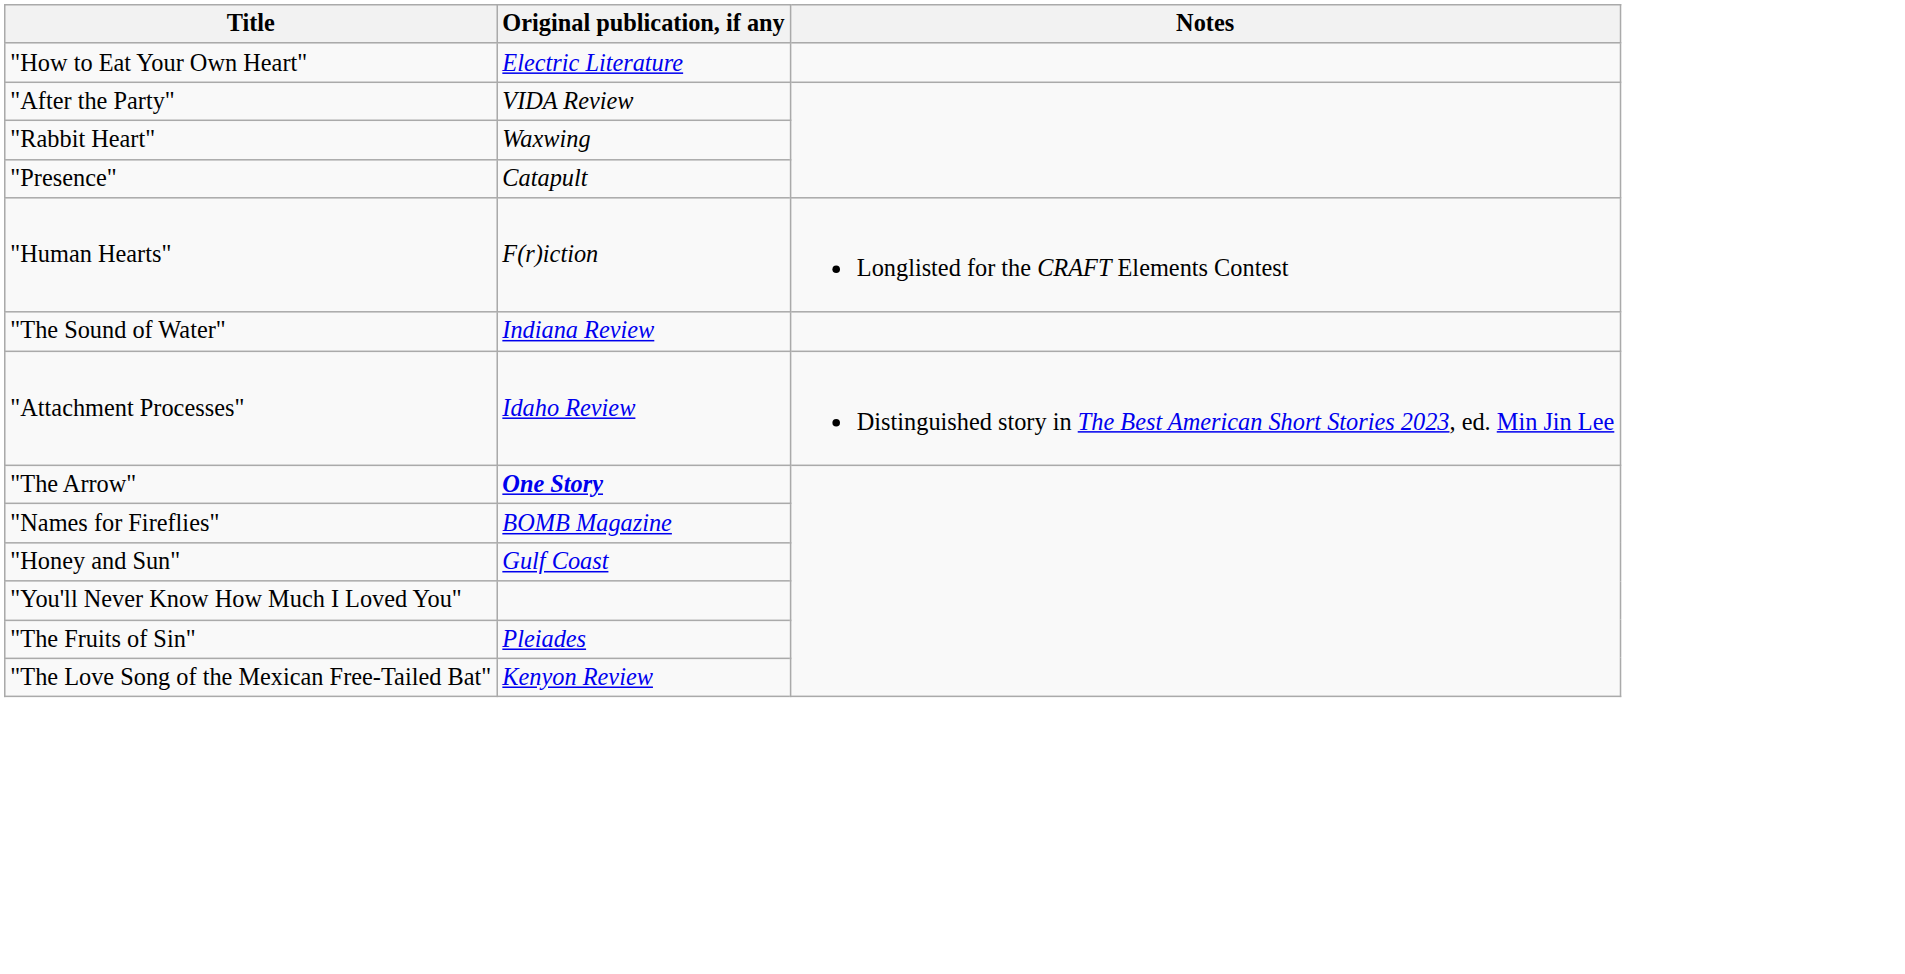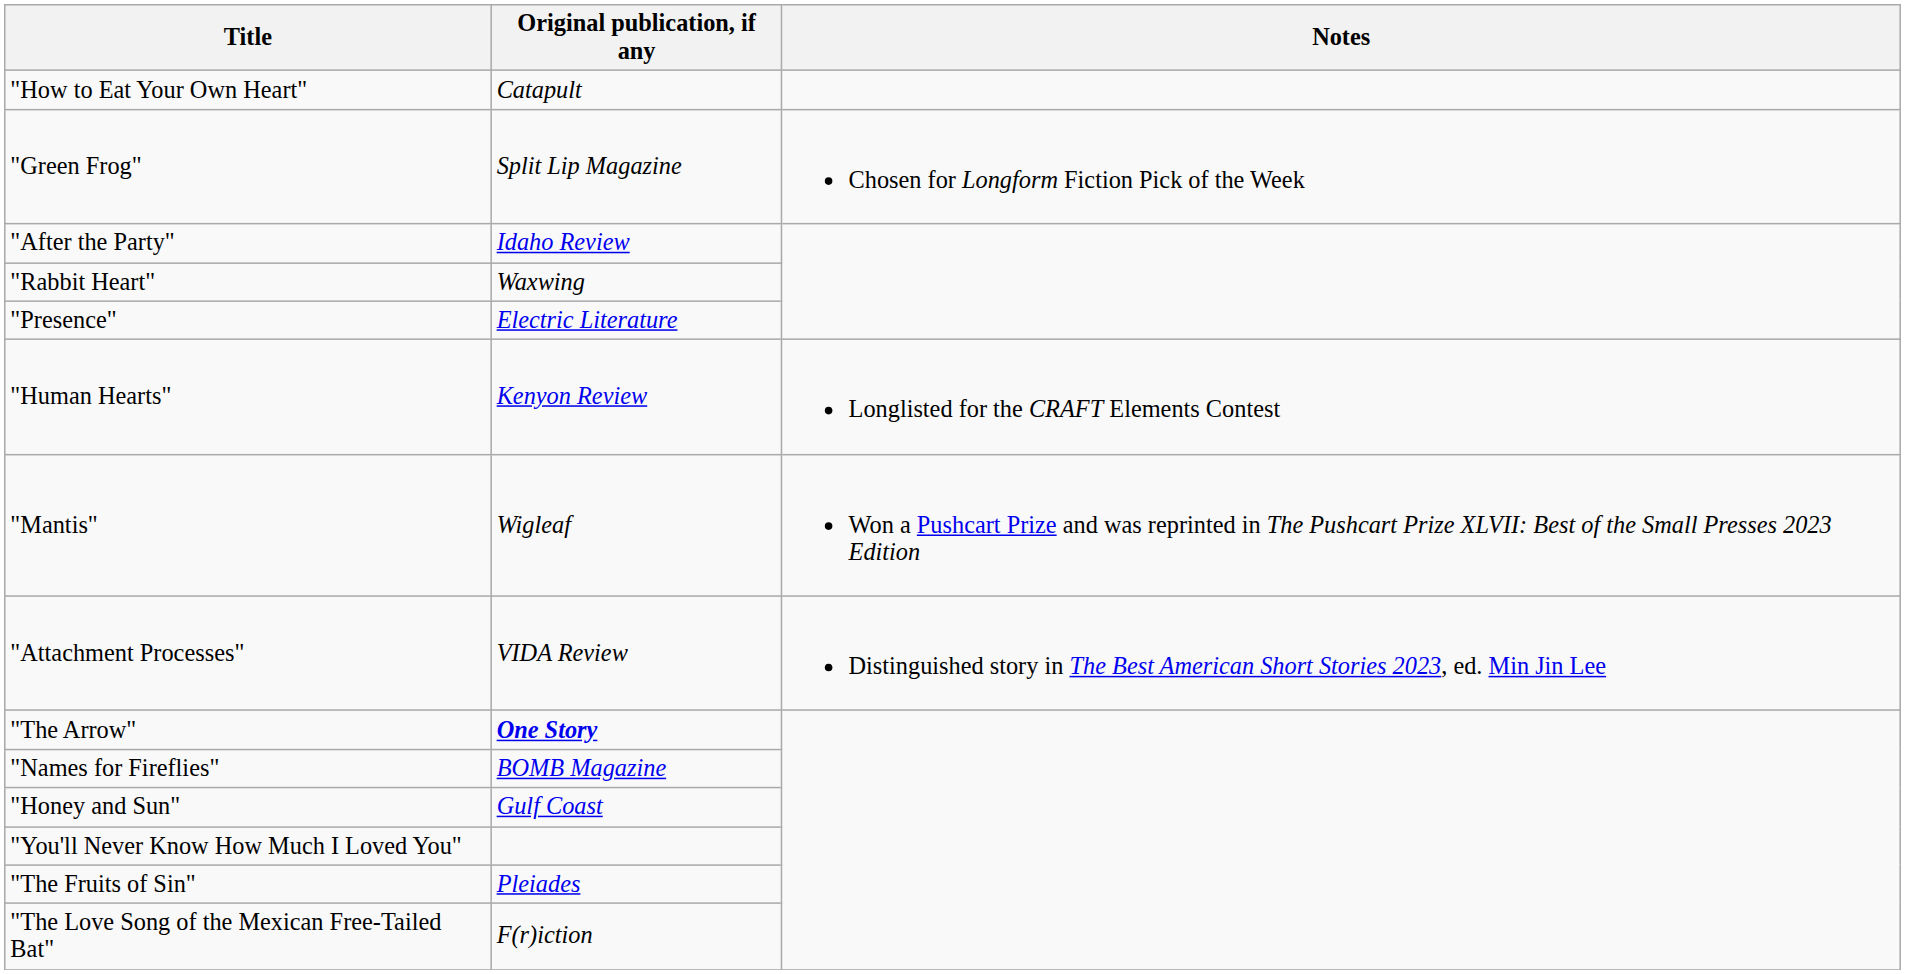(593, 62) Electric Literature -> (539, 89) Catapult
+ row: (76, 166)
(568, 100) VIDA Review -> (563, 242) Idaho Review
(545, 178) Catapult -> (587, 319) Electric Literature
(550, 254) F(r)iction -> (572, 396) Kenyon Review
+ row: (54, 524)
- row: (118, 331)
(569, 407) Idaho Review -> (562, 653) VIDA Review
(578, 677) Kenyon Review -> (545, 936) F(r)iction
